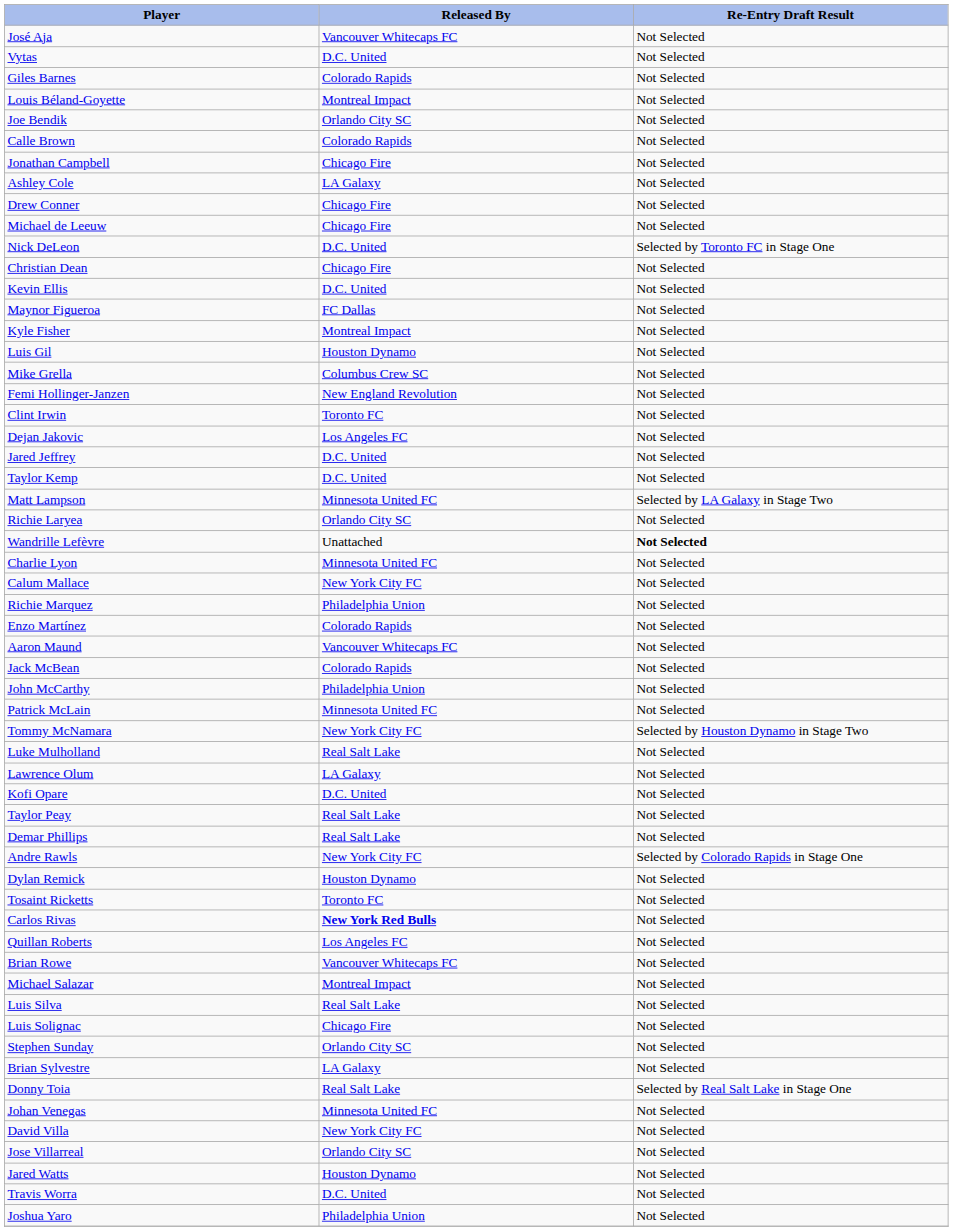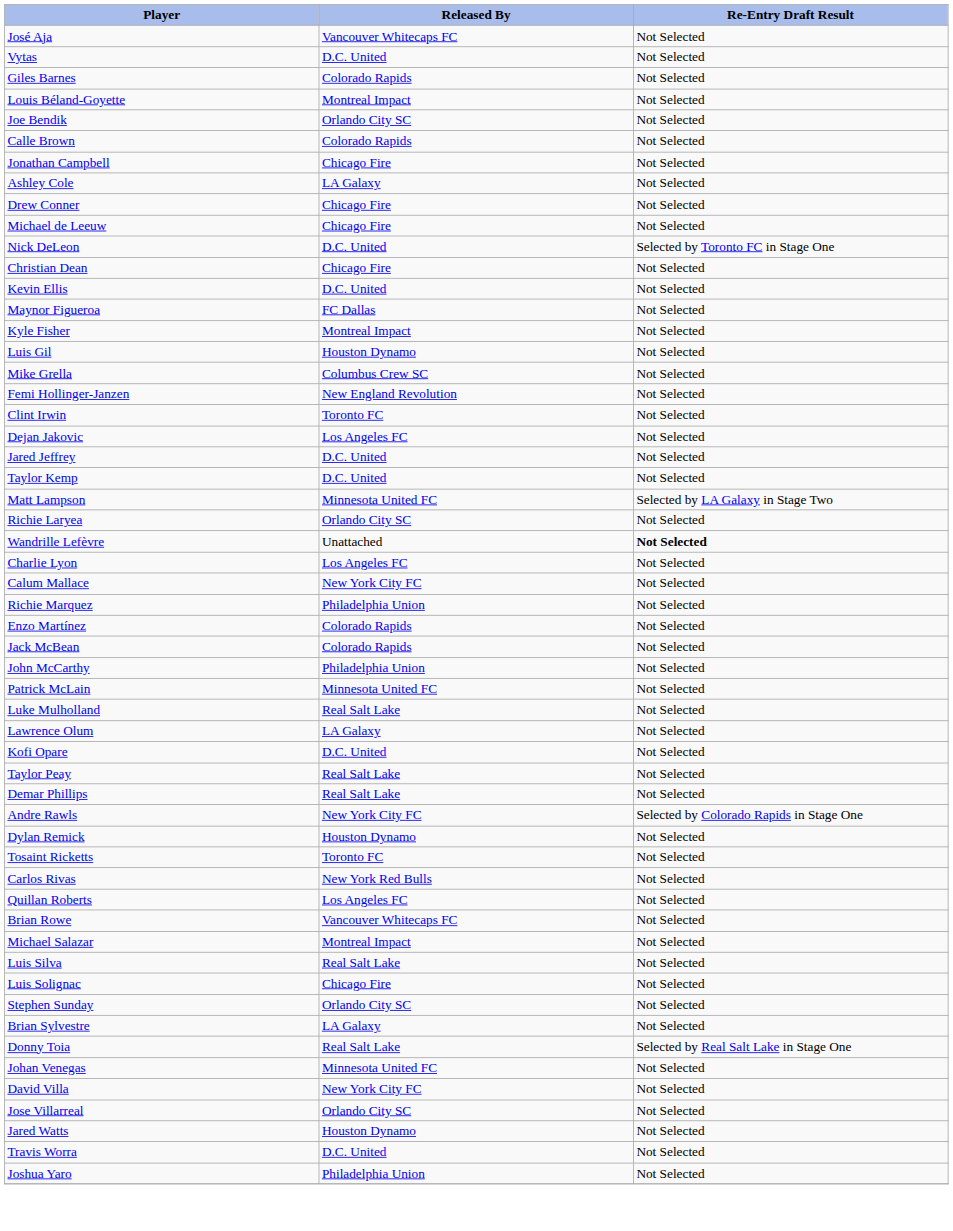(379, 562) Minnesota United FC -> (365, 562) Los Angeles FC
- row: (45, 646)
- row: (60, 731)
(379, 920) bold -> (377, 878) normal
